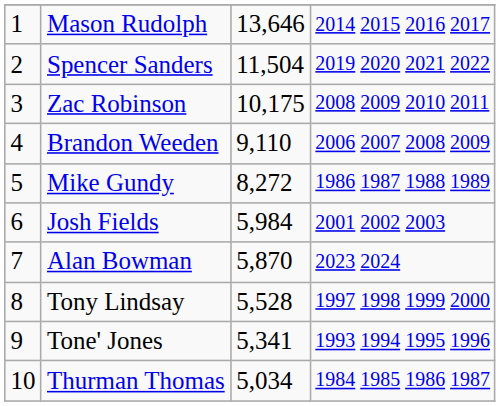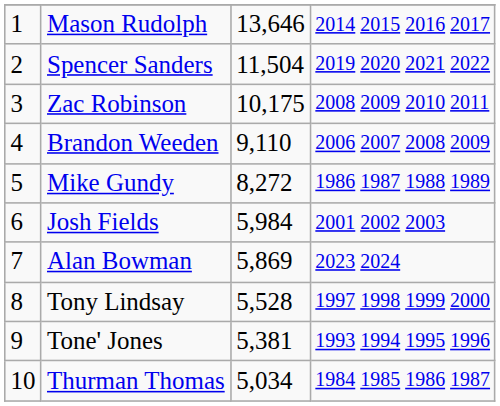(264, 261) 5,870 -> (264, 261) 5,869
(264, 340) 5,341 -> (264, 340) 5,381
